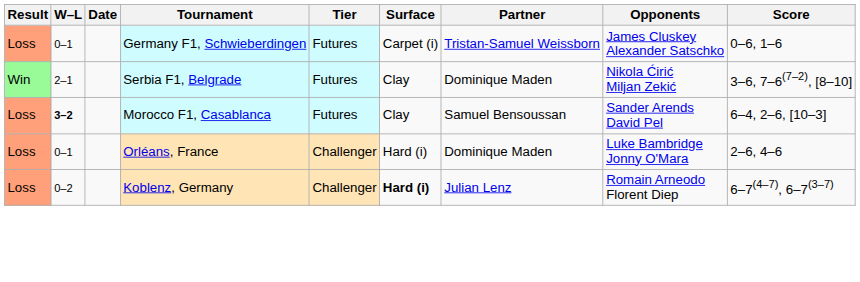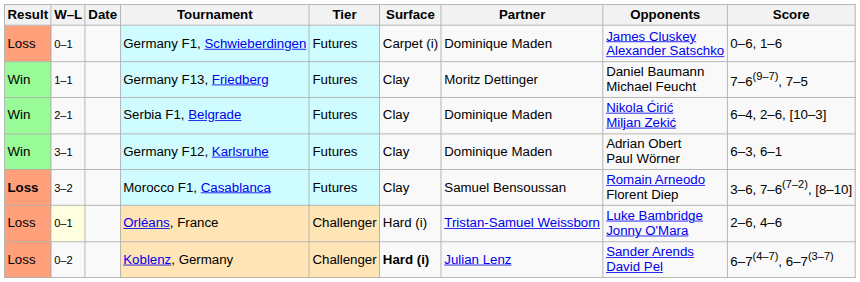(522, 43) Tristan-Samuel Weissborn -> (498, 43) Dominique Maden
+ row: (196, 79)
(791, 79) 3–6, 7–6(7–2), [8–10] -> (778, 115) 6–4, 2–6, [10–3]
+ row: (196, 151)
(22, 115) normal -> (23, 187) bold
(63, 115) bold -> (63, 188) normal
(650, 115) Sander Arends David Pel -> (656, 187) Romain Arneodo Florent Diep
(778, 115) 6–4, 2–6, [10–3] -> (791, 187) 3–6, 7–6(7–2), [8–10]
(63, 152) no background -> (63, 224) lightyellow background
(498, 151) Dominique Maden -> (522, 223) Tristan-Samuel Weissborn
(656, 187) Romain Arneodo Florent Diep -> (650, 259) Sander Arends David Pel
